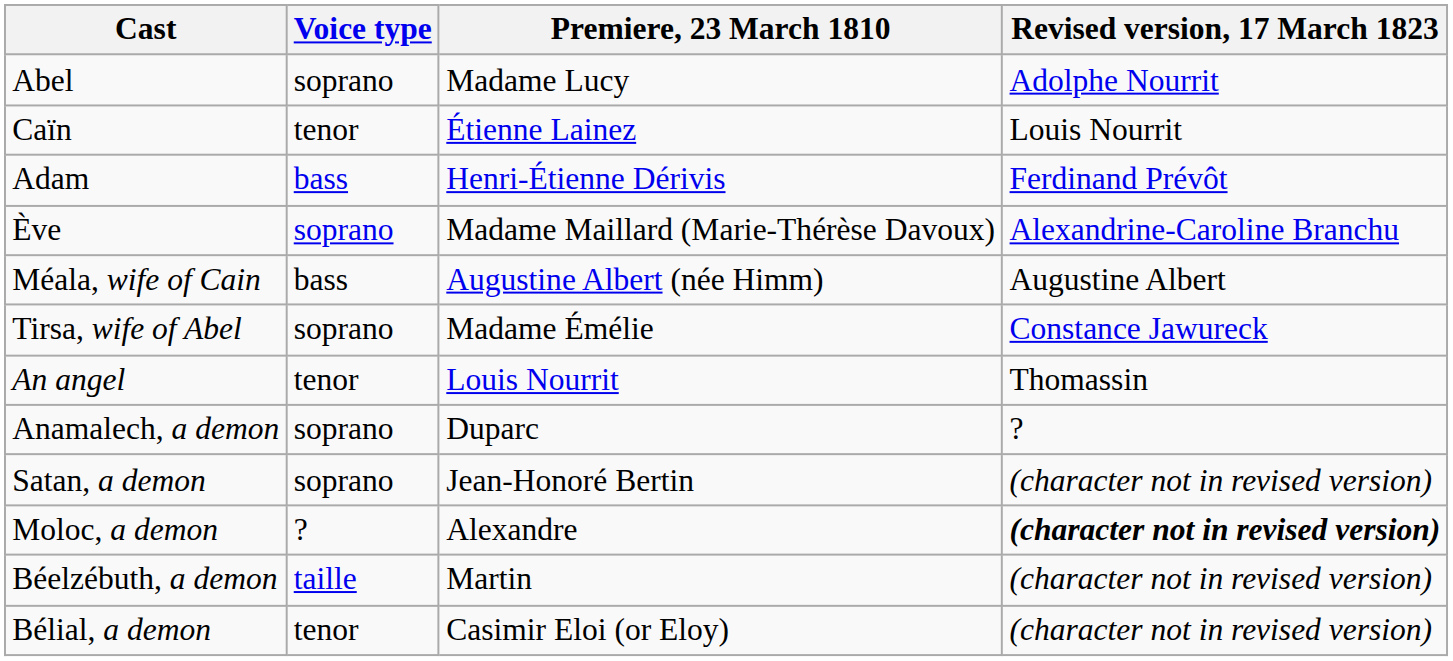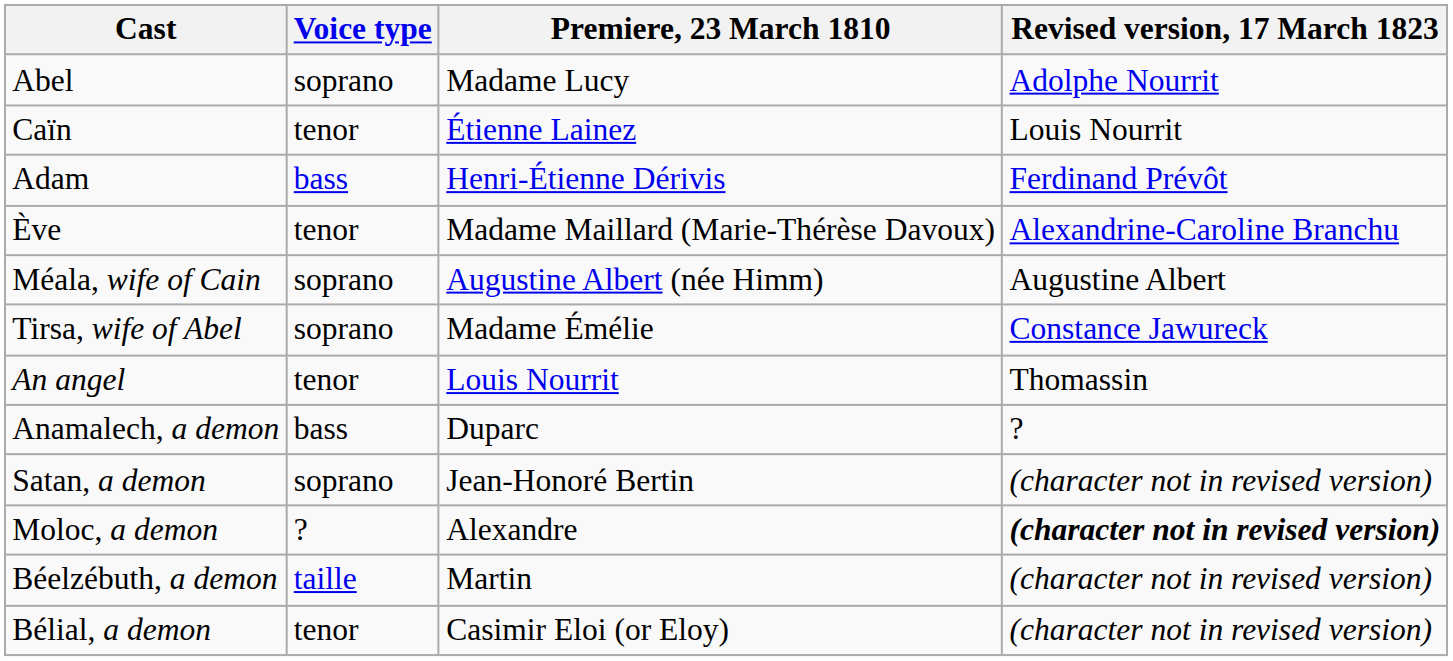(344, 229) soprano -> (326, 229) tenor
(321, 279) bass -> (344, 279) soprano
(344, 429) soprano -> (321, 429) bass
